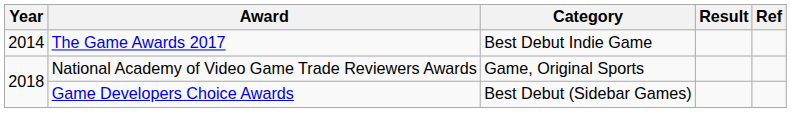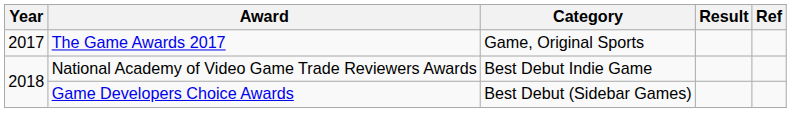(26, 42) 2014 -> (26, 42) 2017
(568, 42) Best Debut Indie Game -> (564, 42) Game, Original Sports
(564, 68) Game, Original Sports -> (568, 68) Best Debut Indie Game
